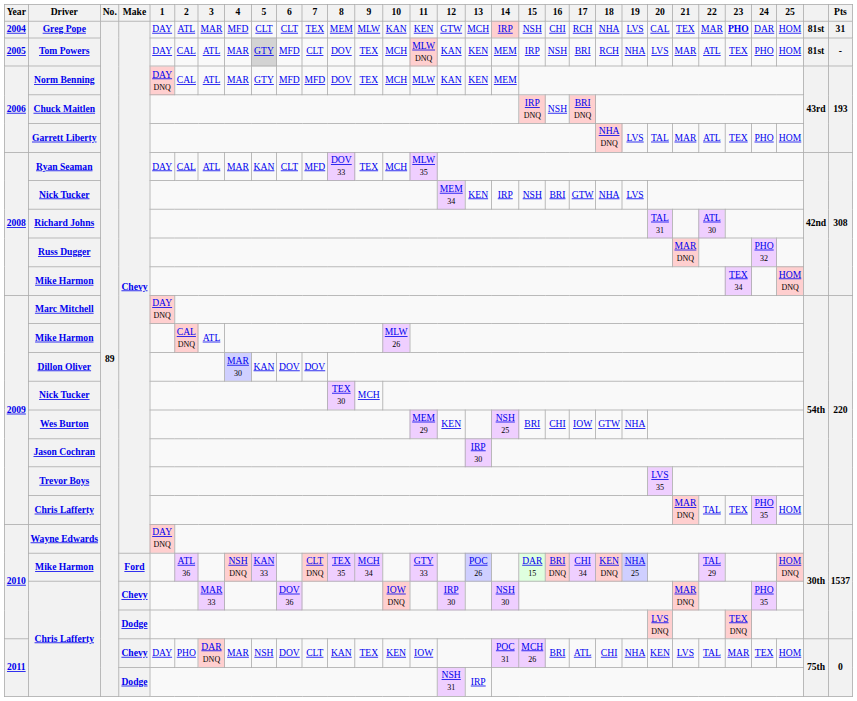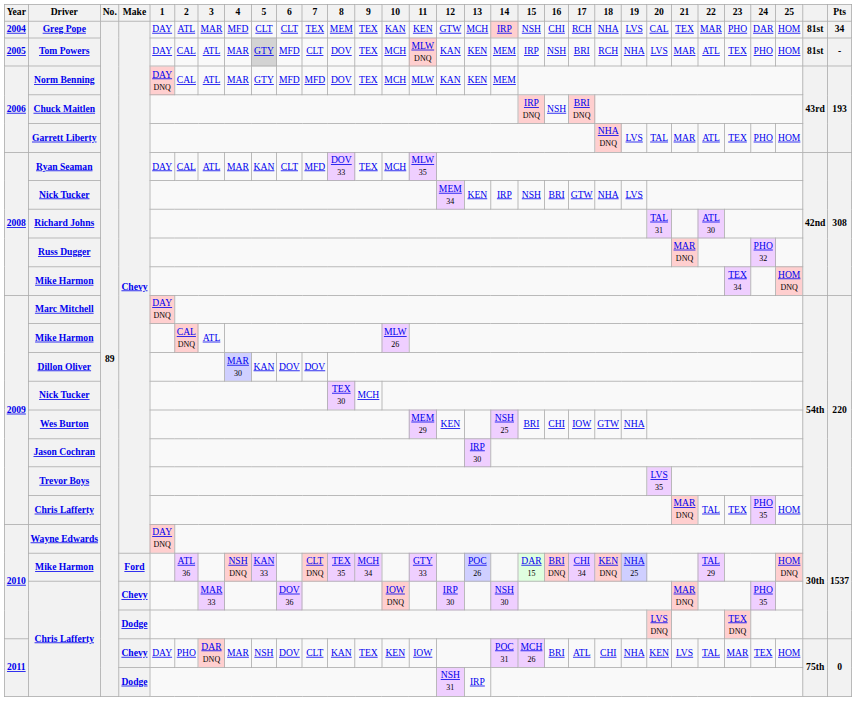(369, 29) MLW -> (368, 29) TEX
(738, 29) bold -> (738, 29) normal
(840, 29) 31 -> (840, 29) 34
